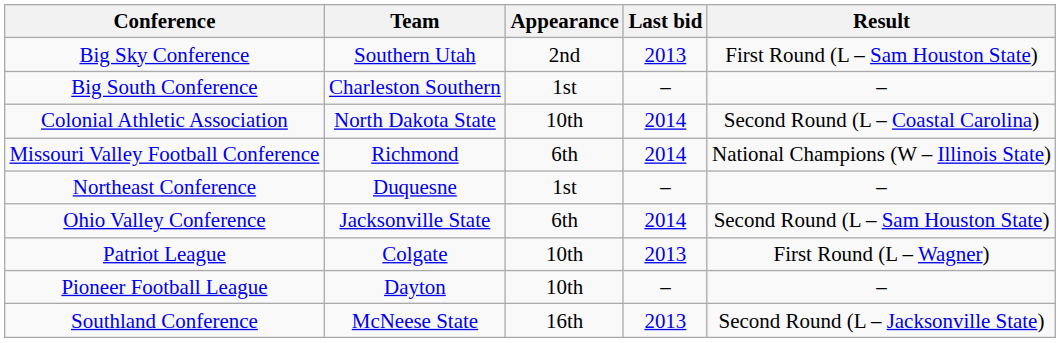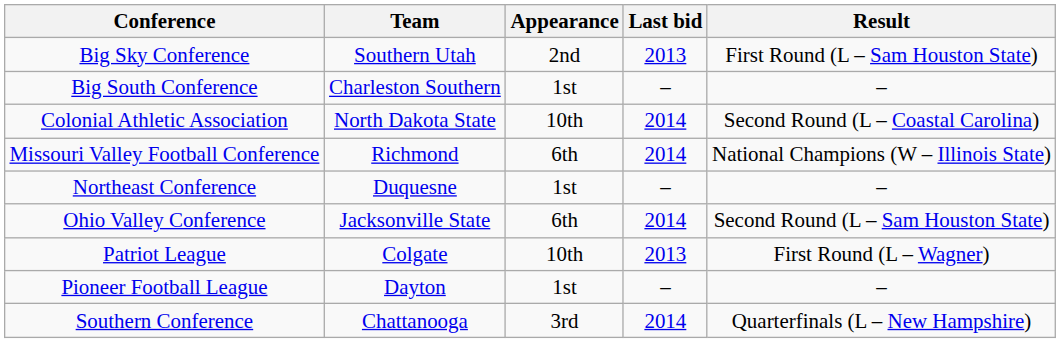(565, 287) 10th -> (565, 287) 1st
+ row: (164, 320)
- row: (164, 320)
